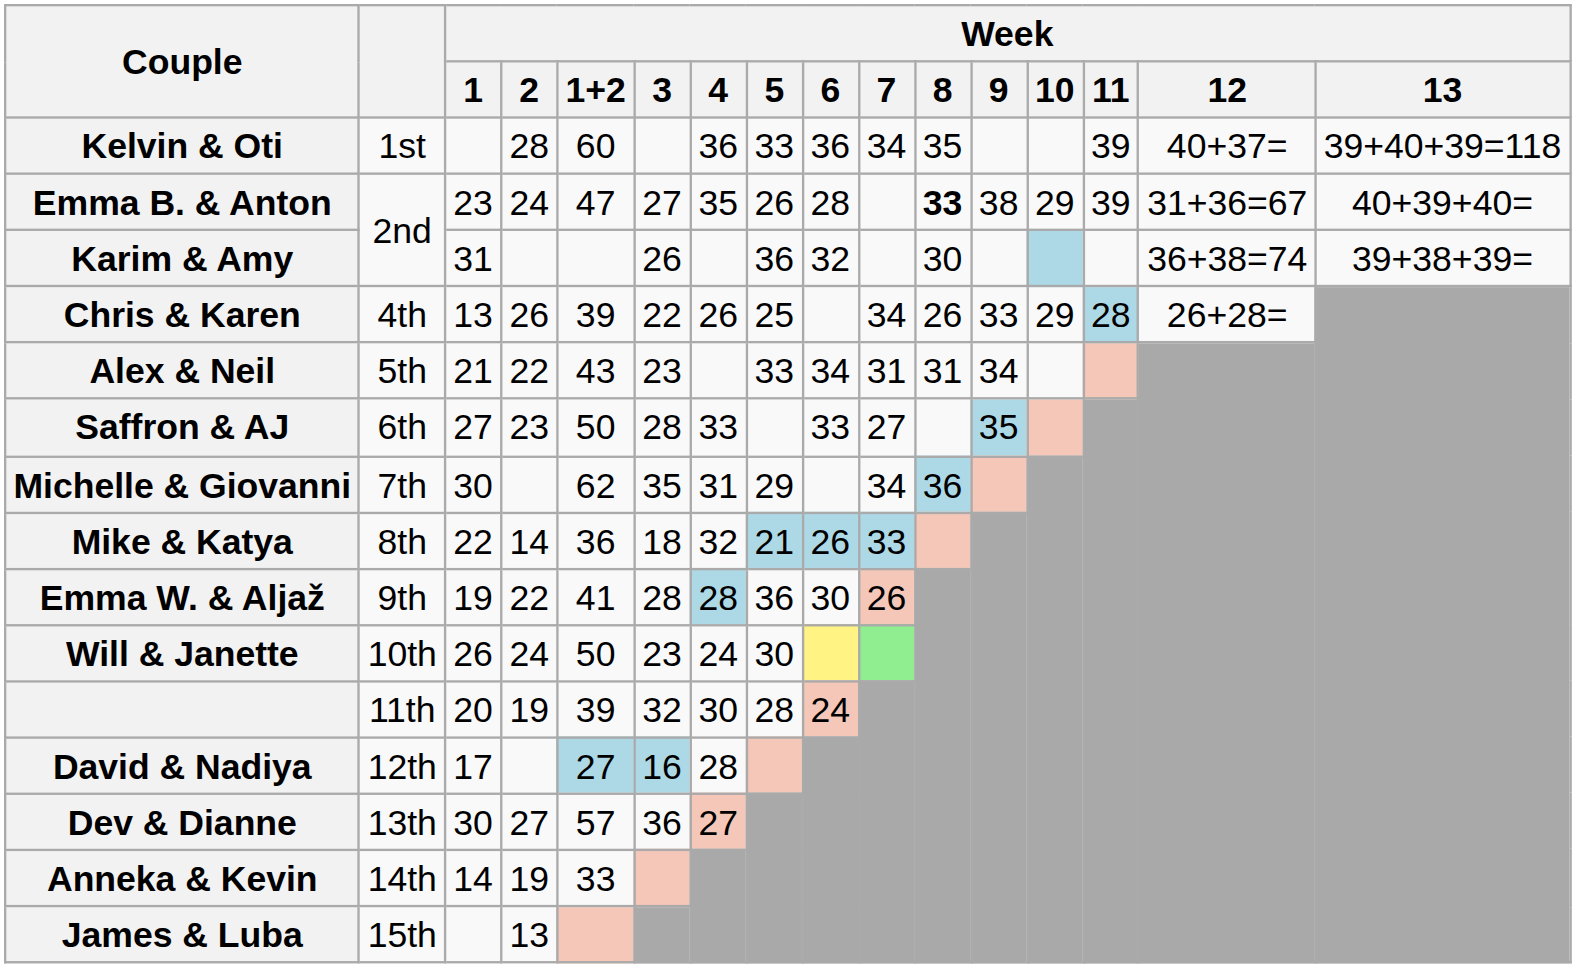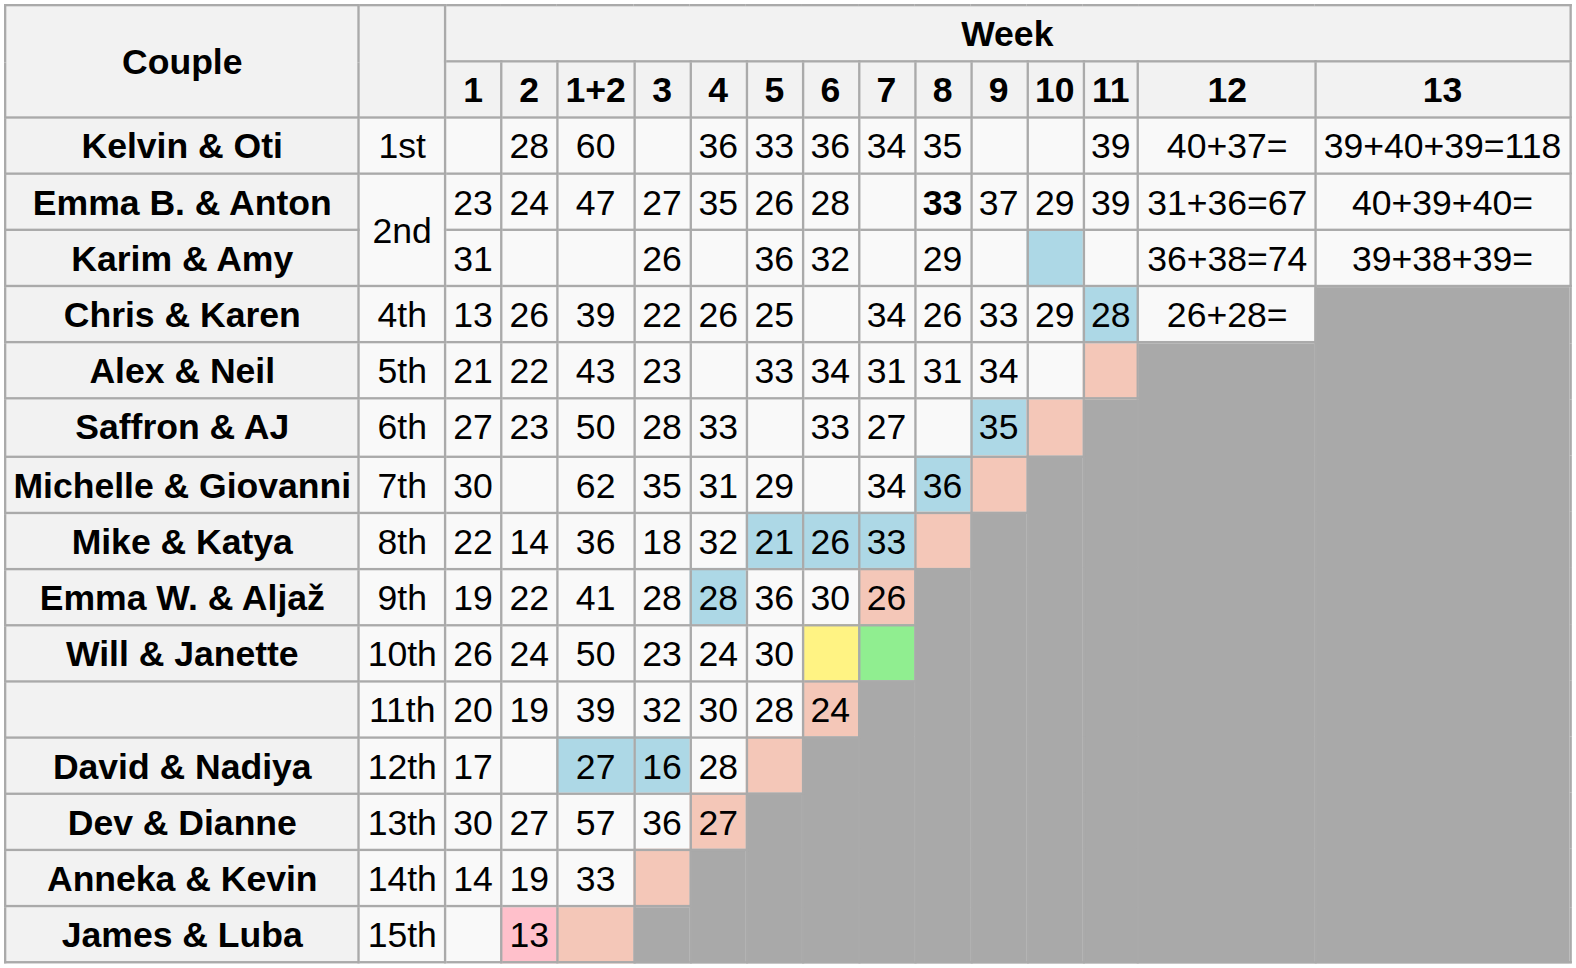(999, 202) 38 -> (999, 202) 37
(943, 259) 30 -> (943, 259) 29
(529, 934) no background -> (529, 934) pink background
